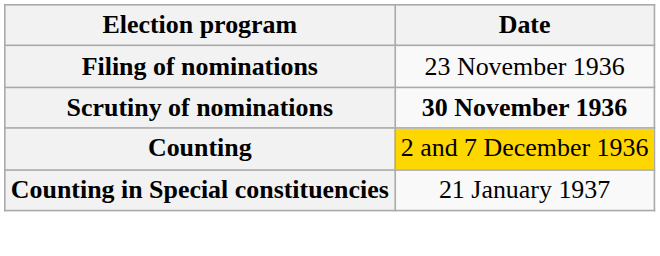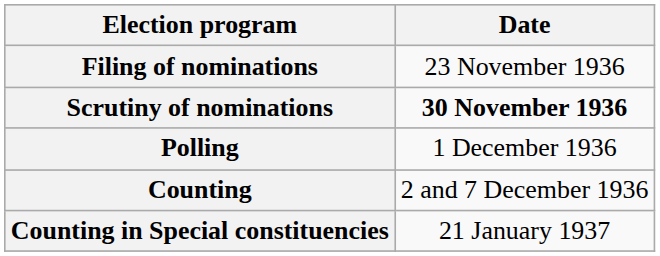+ row: (200, 148)
(525, 148) gold background -> (525, 189) no background
